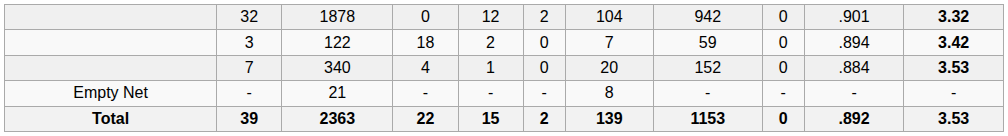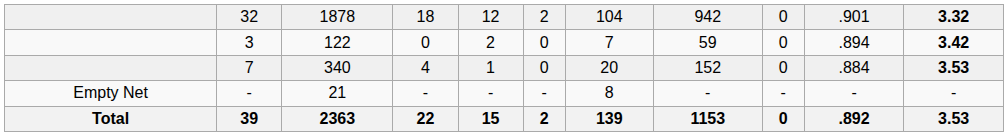(425, 17) 0 -> (425, 17) 18
(425, 42) 18 -> (425, 42) 0
